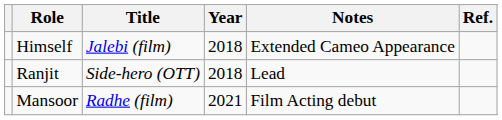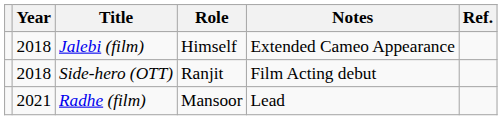columns swapped: (225, 18) <-> (47, 18)
(268, 73) Lead -> (313, 73) Film Acting debut
(313, 100) Film Acting debut -> (268, 100) Lead
